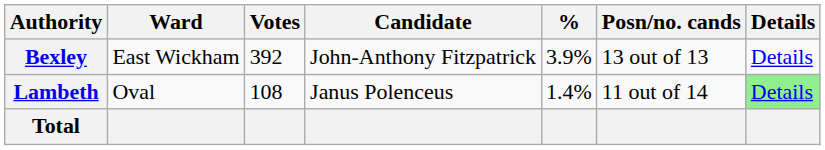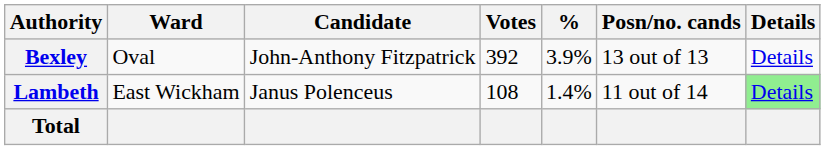columns swapped: (423, 21) <-> (275, 21)
(176, 56) East Wickham -> (134, 56) Oval
(134, 91) Oval -> (176, 91) East Wickham
